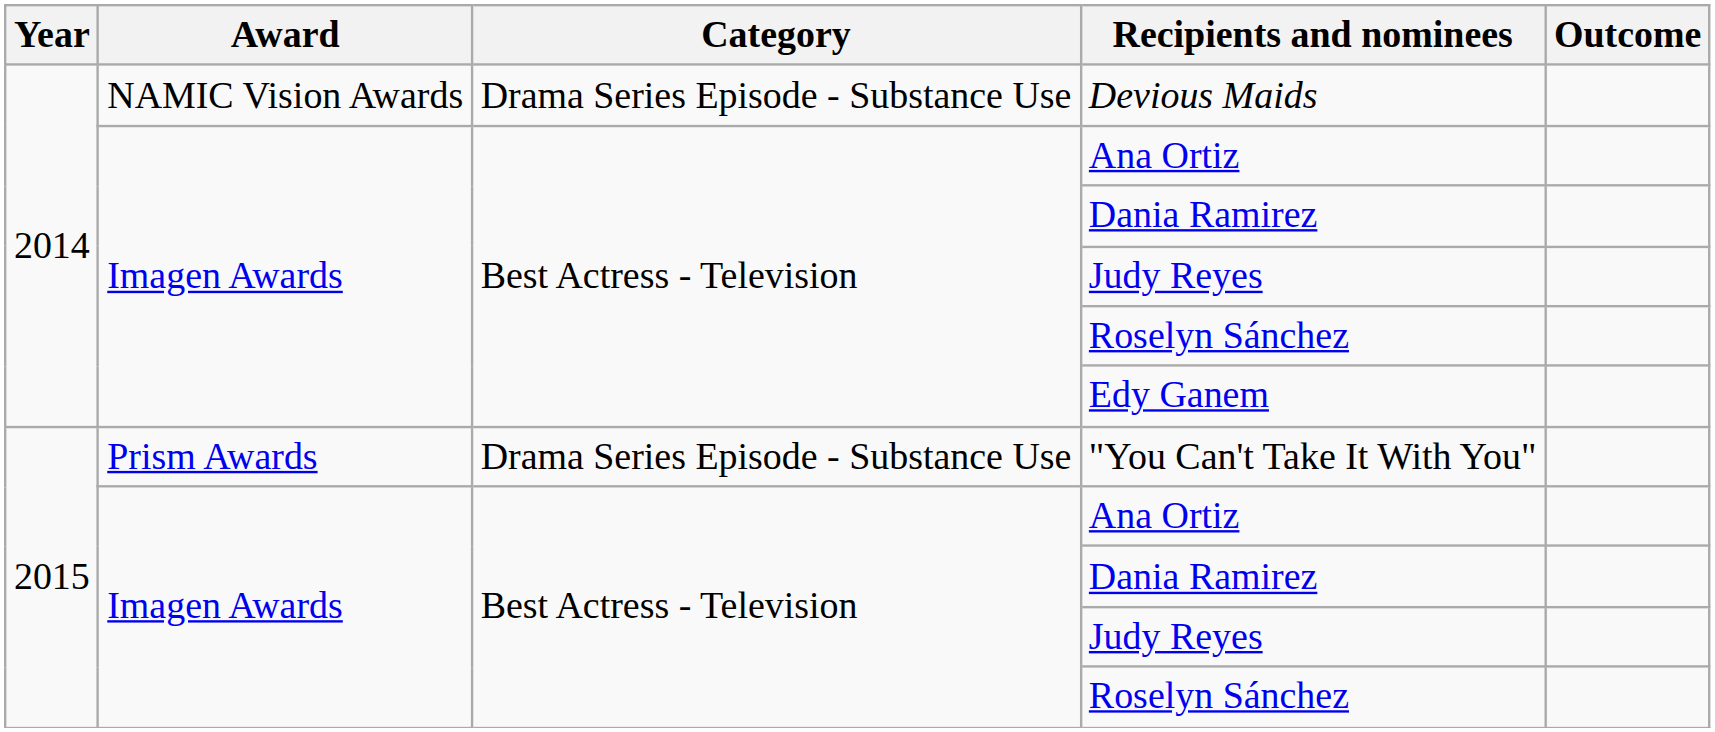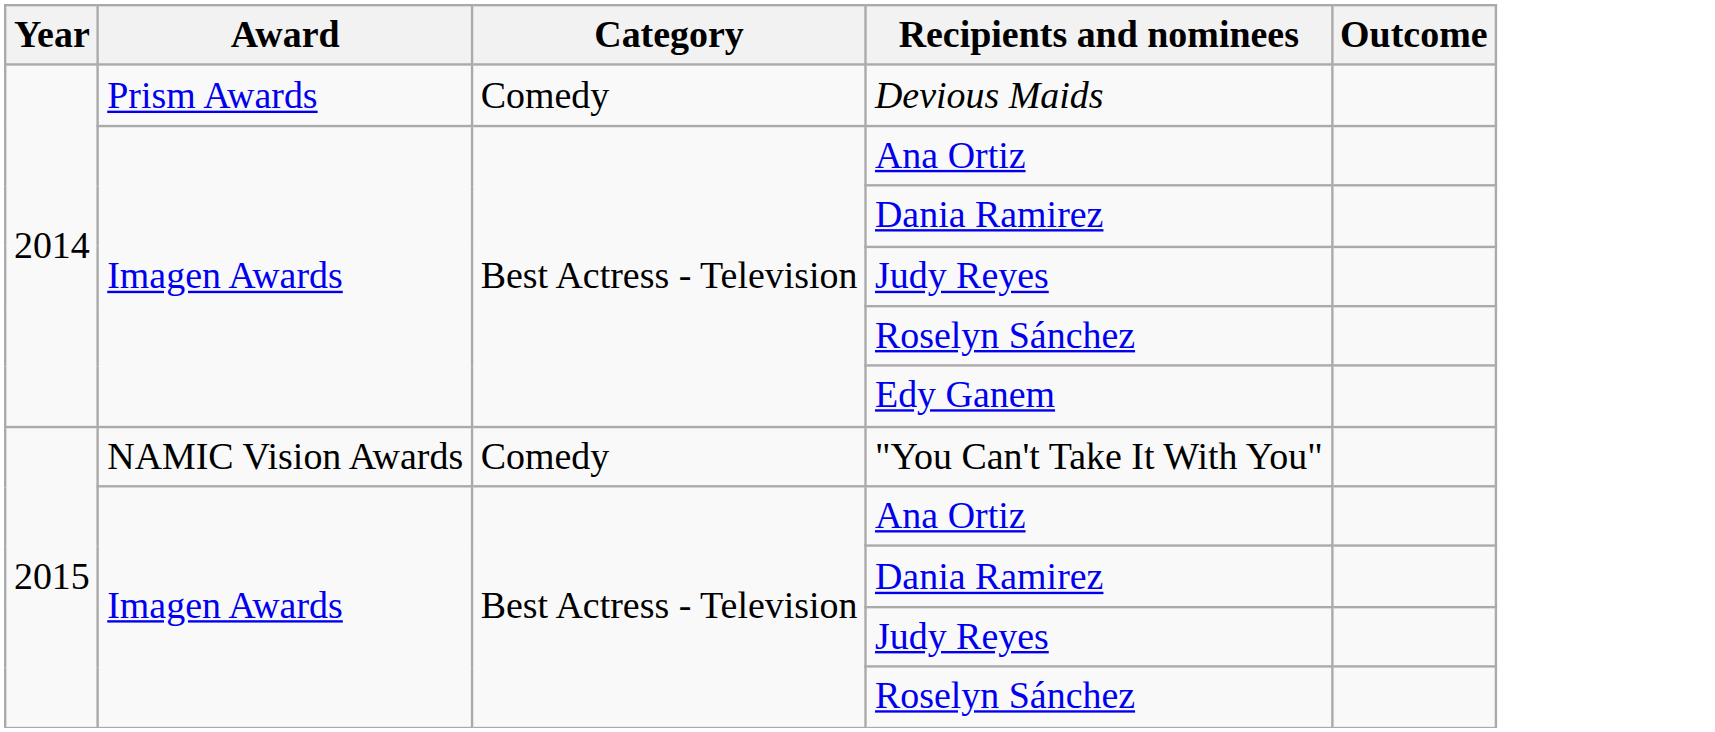(285, 94) NAMIC Vision Awards -> (212, 94) Prism Awards
(776, 94) Drama Series Episode - Substance Use -> (545, 94) Comedy
(212, 455) Prism Awards -> (285, 455) NAMIC Vision Awards
(776, 455) Drama Series Episode - Substance Use -> (545, 455) Comedy
